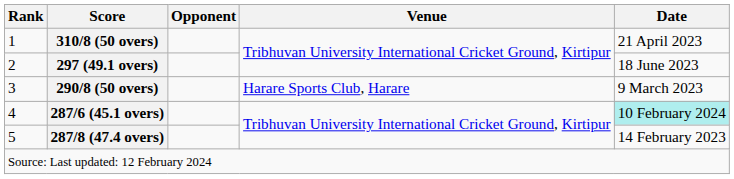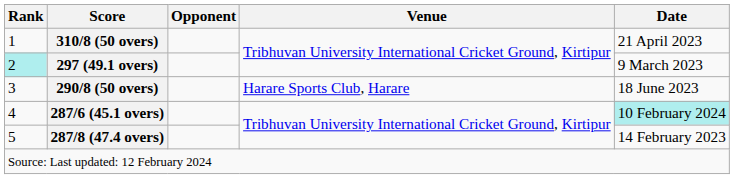(12, 64) no background -> (12, 64) paleturquoise background
(658, 64) 18 June 2023 -> (660, 64) 9 March 2023
(660, 88) 9 March 2023 -> (658, 88) 18 June 2023
